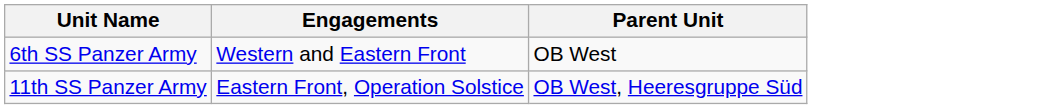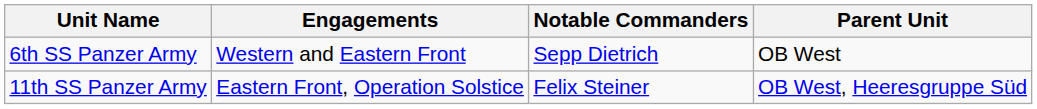+ column: (641, 20)
